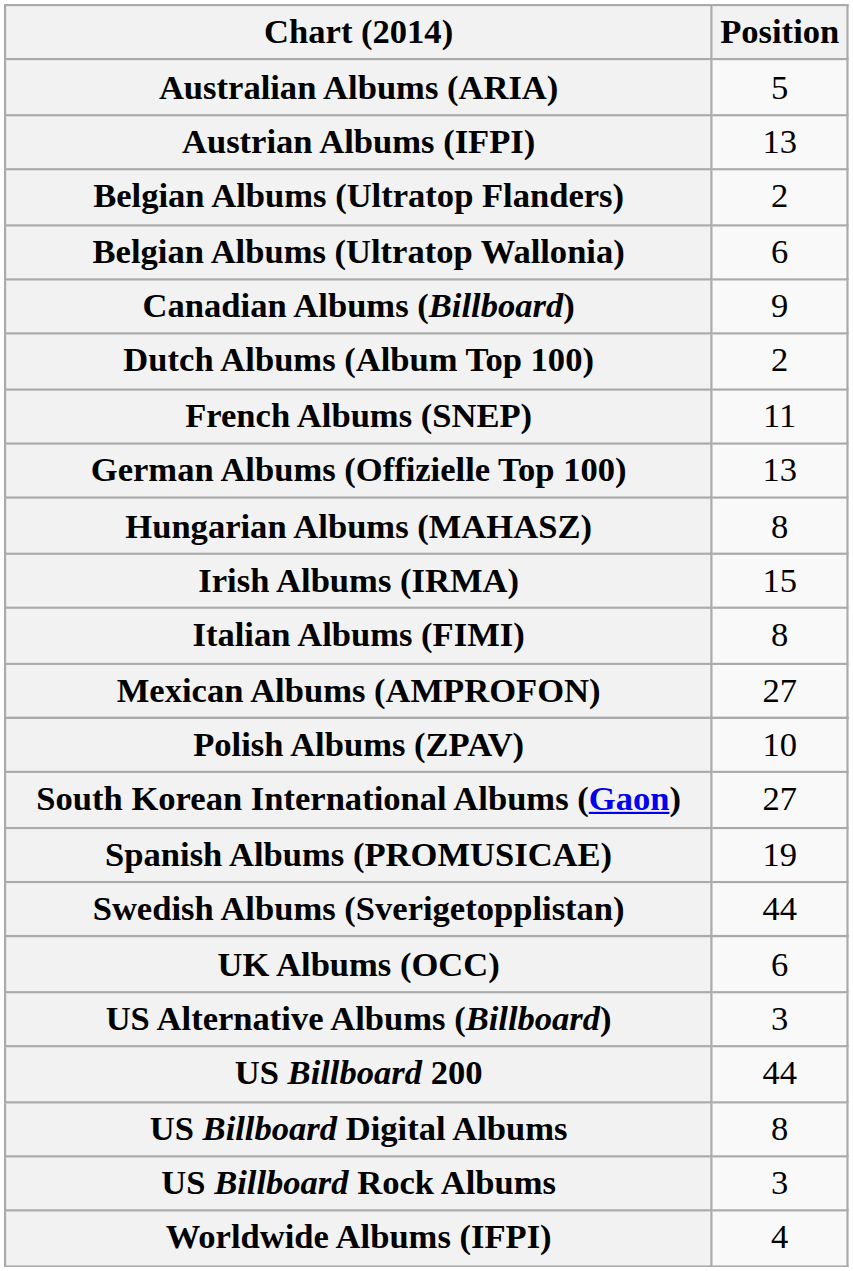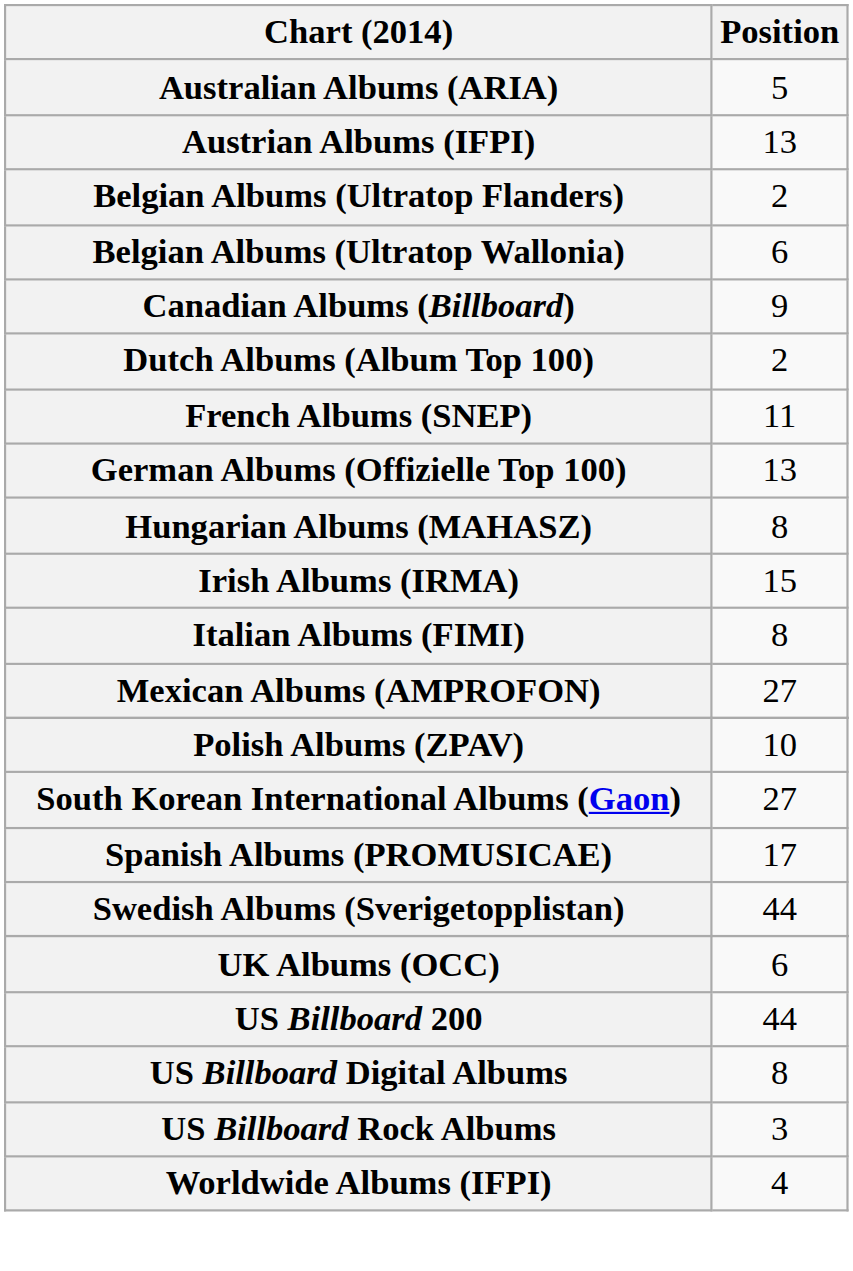(780, 854) 19 -> (780, 854) 17
- row: (359, 1018)
